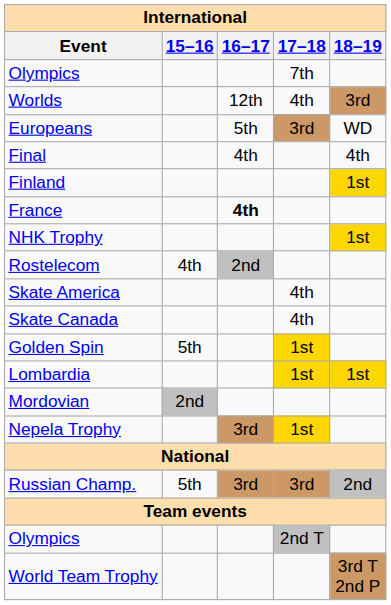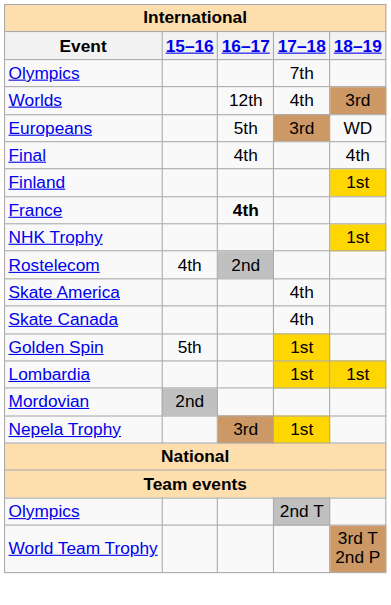- row: (72, 484)
